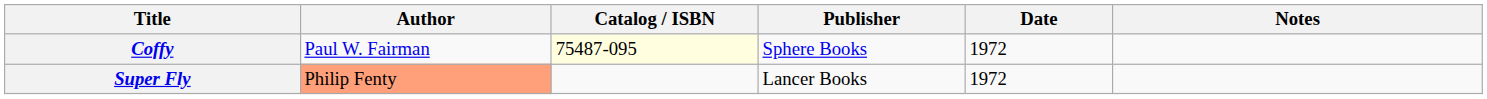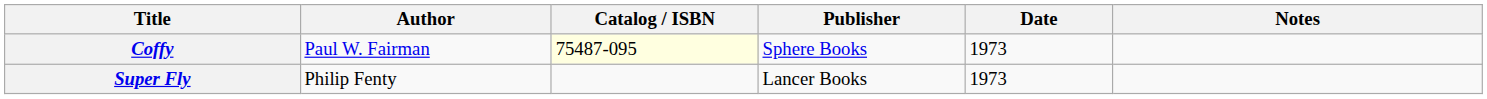(988, 49) 1972 -> (988, 49) 1973
(350, 78) lightsalmon background -> (350, 78) no background
(988, 78) 1972 -> (988, 78) 1973
